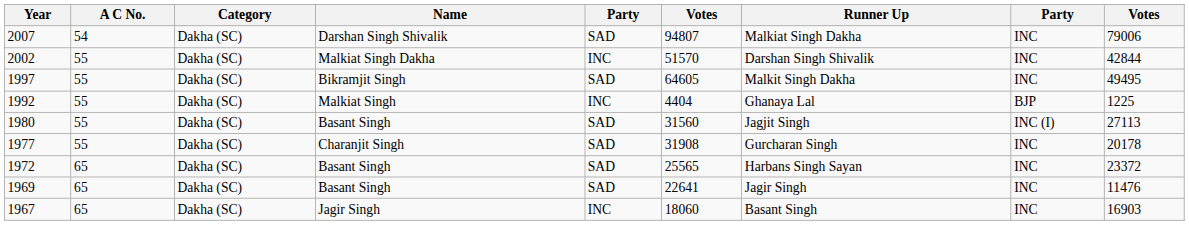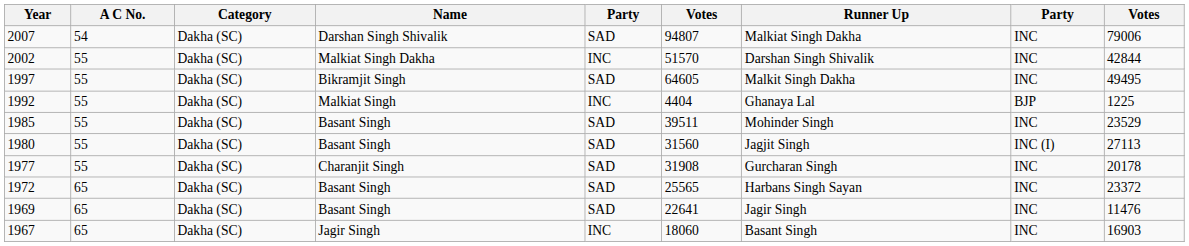+ row: (21, 123)
